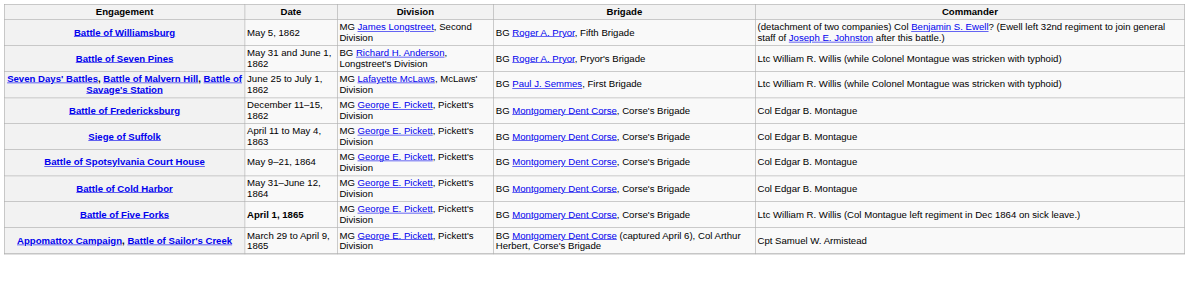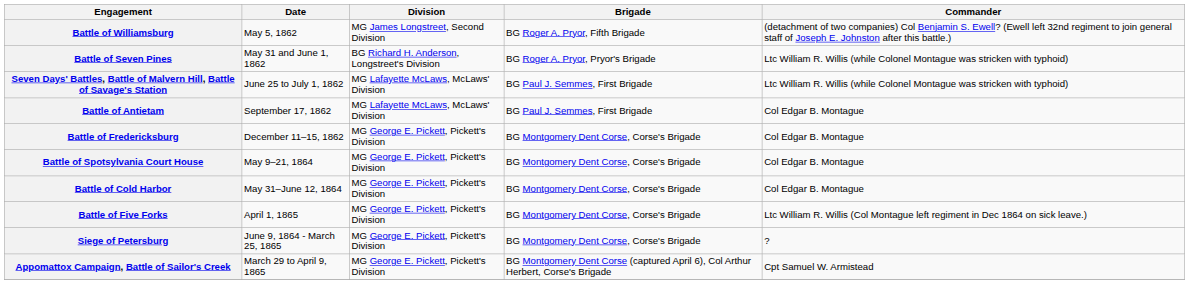+ row: (123, 110)
- row: (125, 136)
(275, 214) bold -> (271, 214) normal
+ row: (123, 240)
